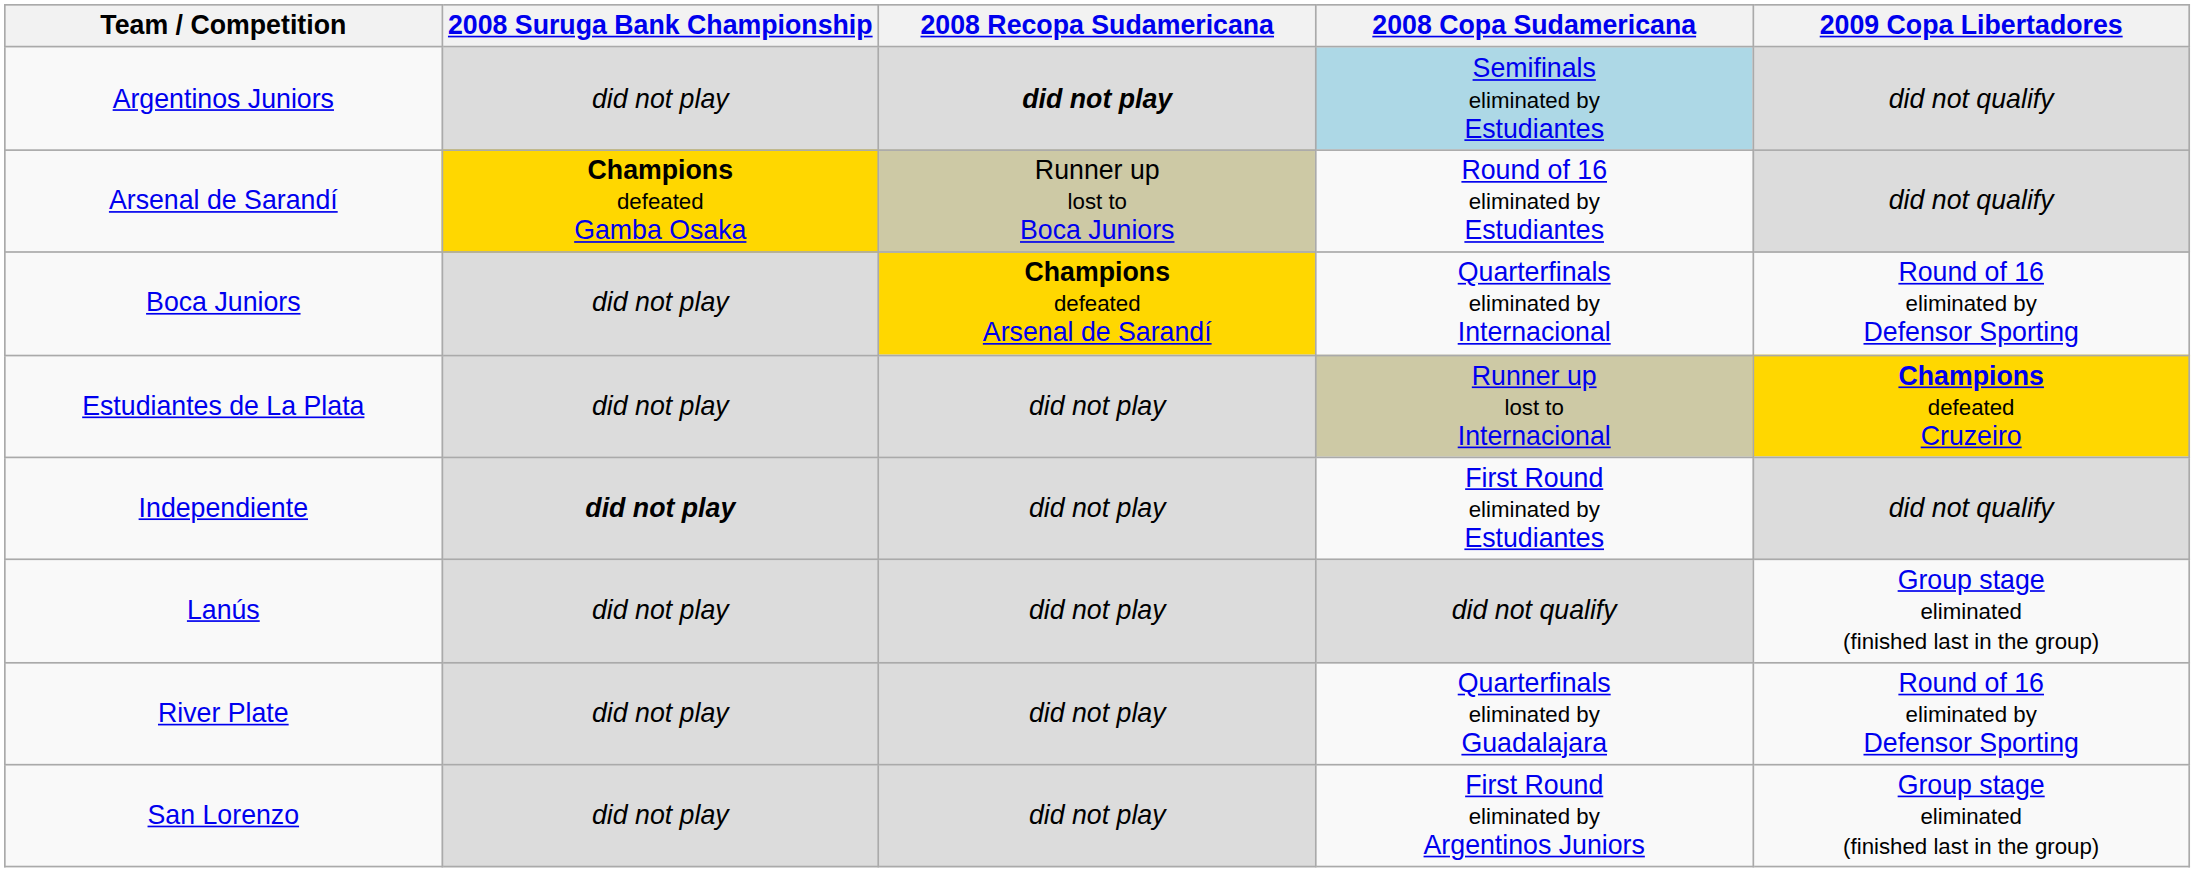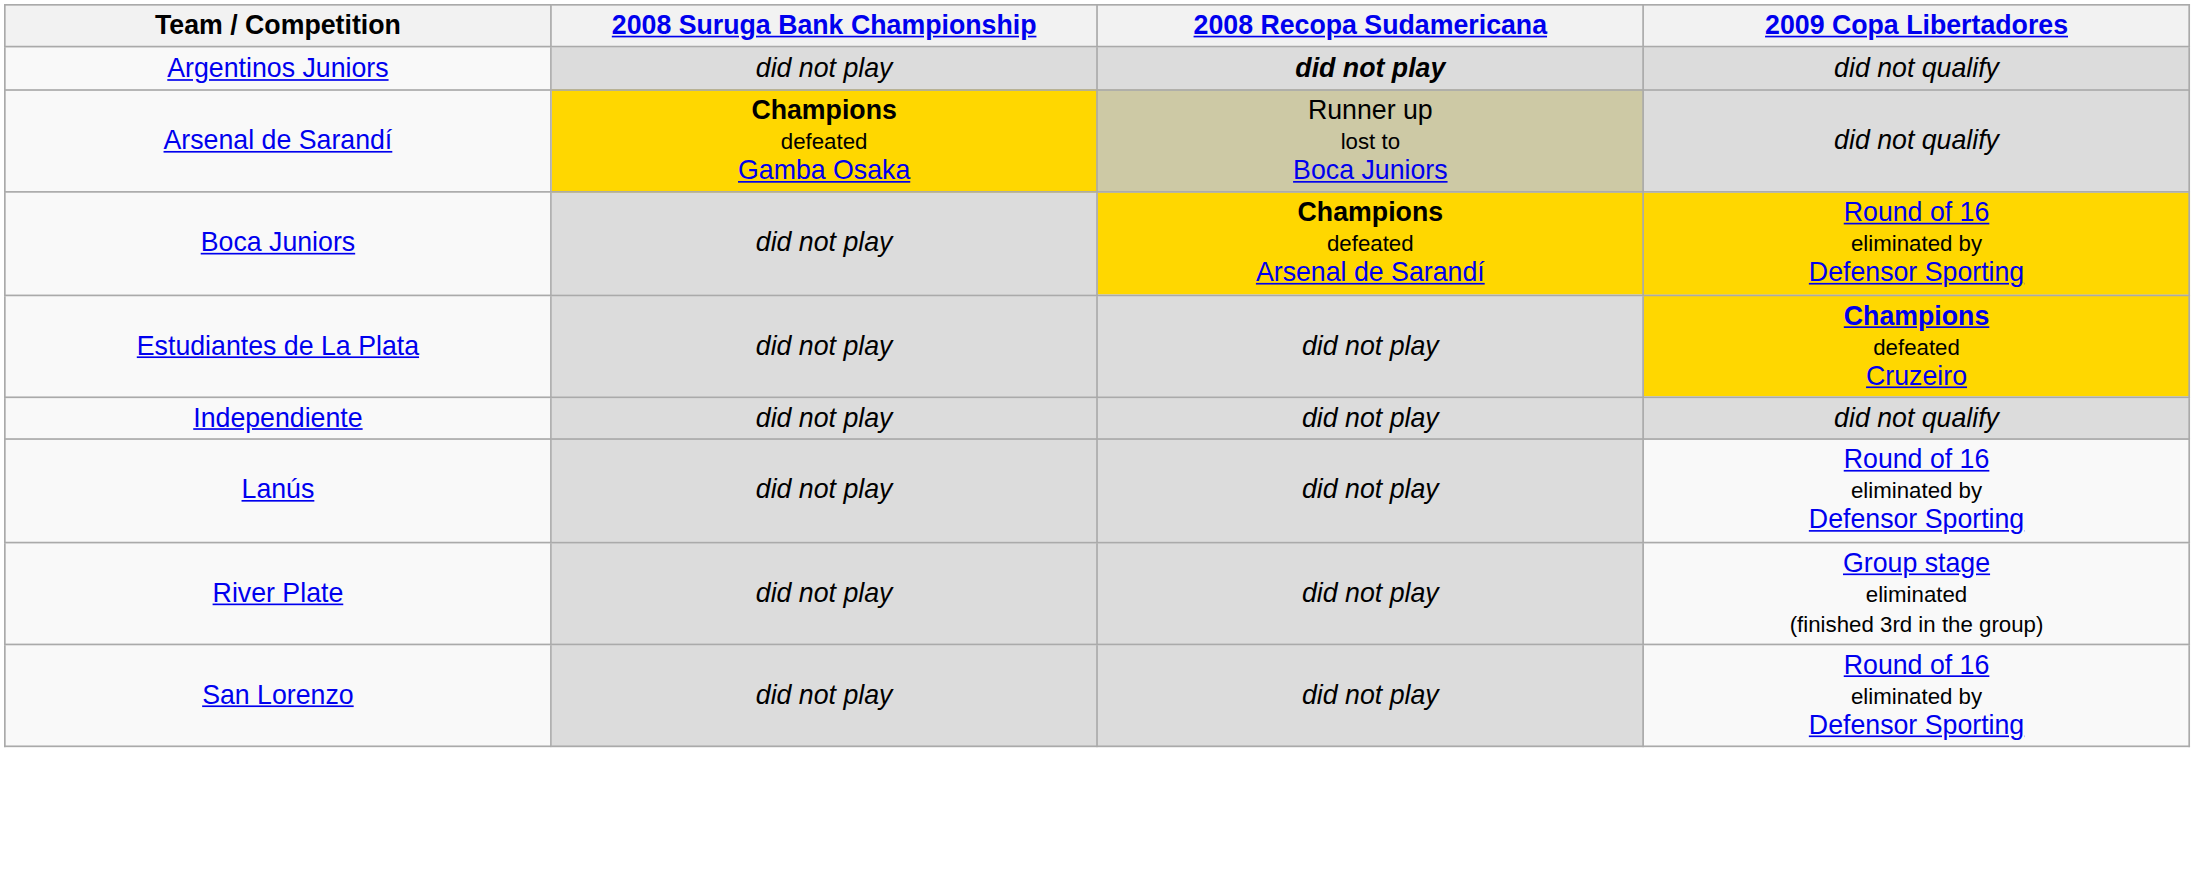- column: (1534, 25)
(1971, 303) no background -> (1917, 242) gold background
(660, 508) bold -> (824, 417) normal
(1971, 610) Group stage eliminated (finished last in the group) -> (1917, 490) Round of 16 eliminated by Defensor Sporting
(1971, 713) Round of 16 eliminated by Defensor Sporting -> (1917, 592) Group stage eliminated (finished 3rd in the group)
(1971, 815) Group stage eliminated (finished last in the group) -> (1917, 695) Round of 16 eliminated by Defensor Sporting
